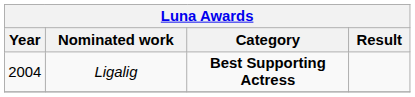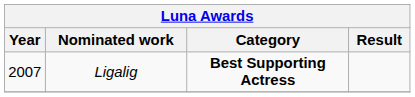(25, 71) 2004 -> (25, 71) 2007
